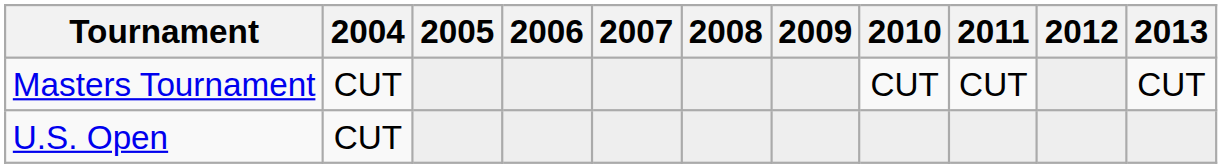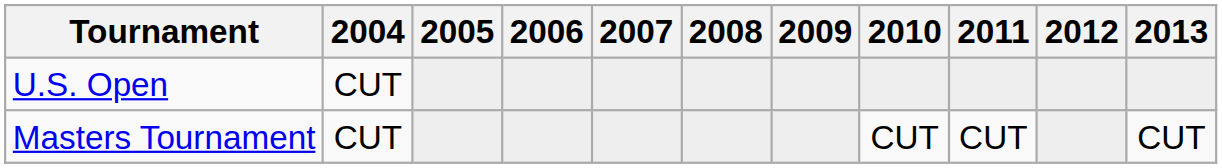rows swapped: (164, 84) <-> (90, 137)
